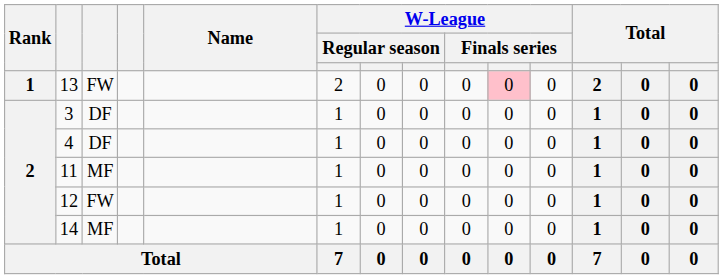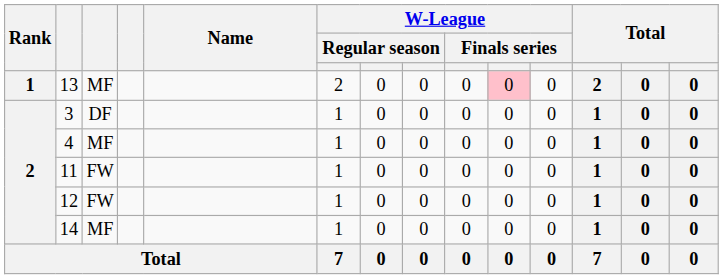(100, 85) FW -> (100, 85) MF
(100, 143) DF -> (100, 143) MF
(100, 172) MF -> (100, 172) FW
